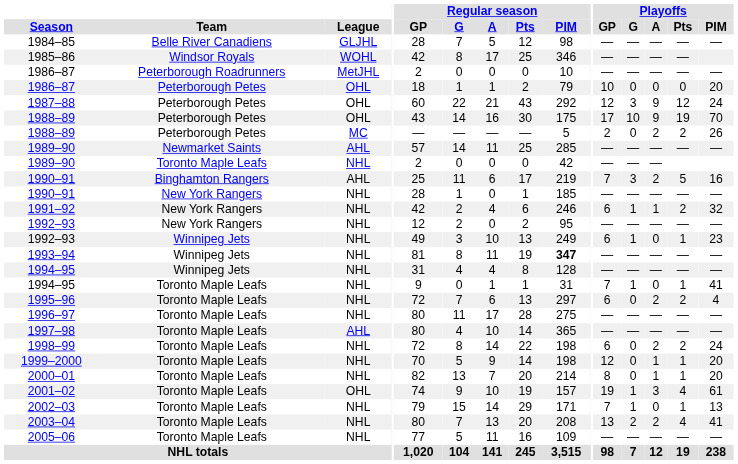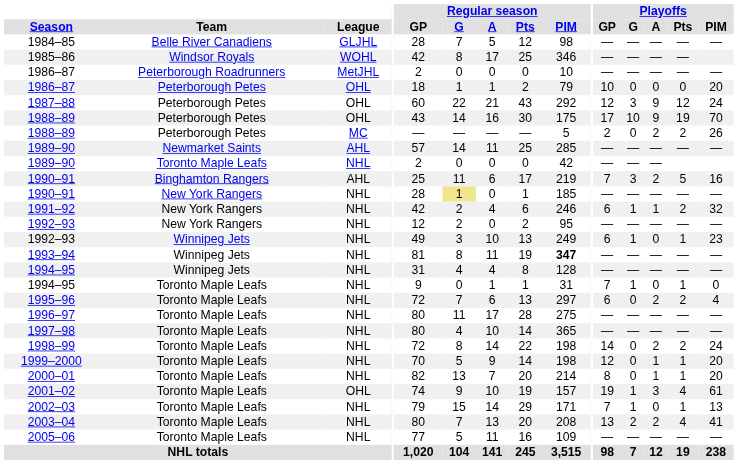(459, 194) no background -> (459, 194) khaki background
(716, 285) 41 -> (716, 285) 0
(358, 330) AHL -> (358, 330) NHL
(607, 346) 6 -> (607, 346) 14
